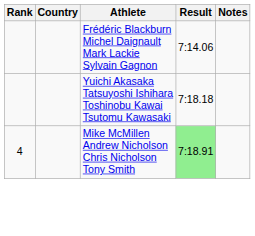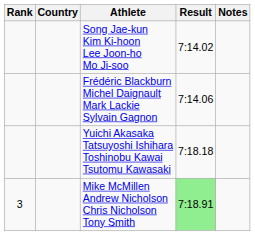+ row: (115, 47)
(20, 152) 4 -> (20, 204) 3
